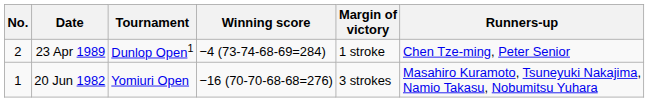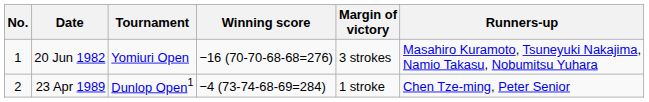rows swapped: (70, 80) <-> (70, 51)
